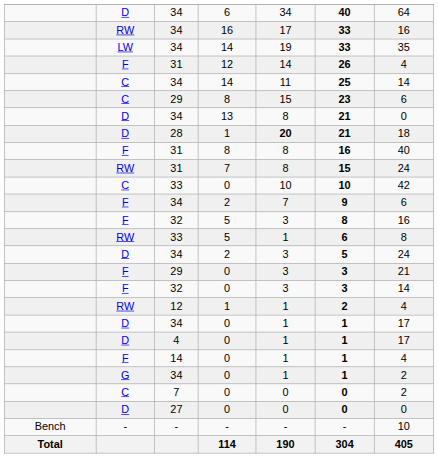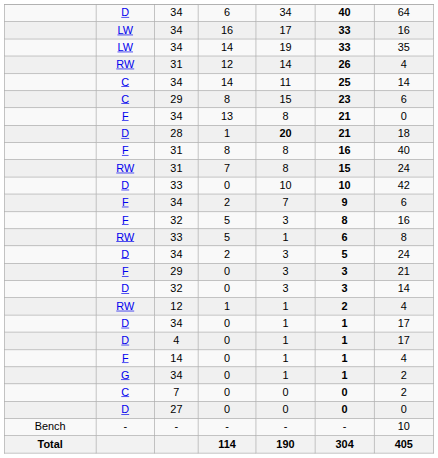(125, 30) RW -> (125, 30) LW
(125, 64) F -> (125, 64) RW
(125, 116) D -> (125, 116) F
(125, 185) C -> (125, 185) D
(125, 289) F -> (125, 289) D
